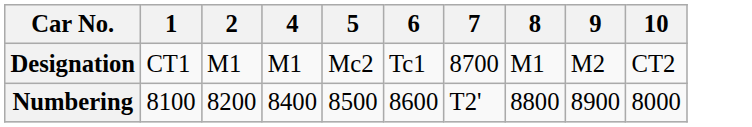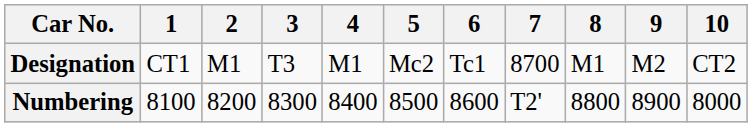+ column: (292, 24)
